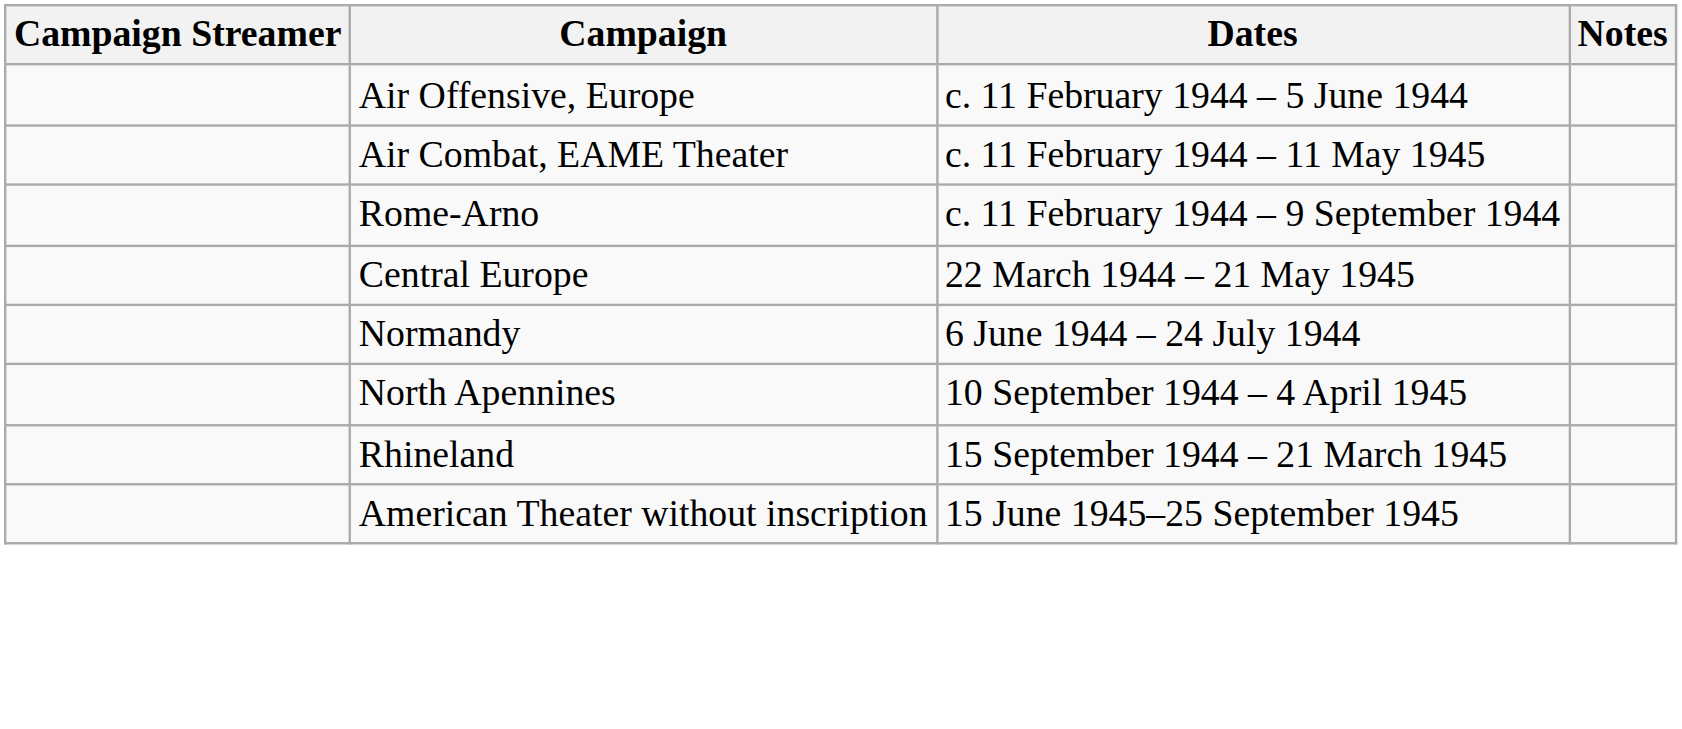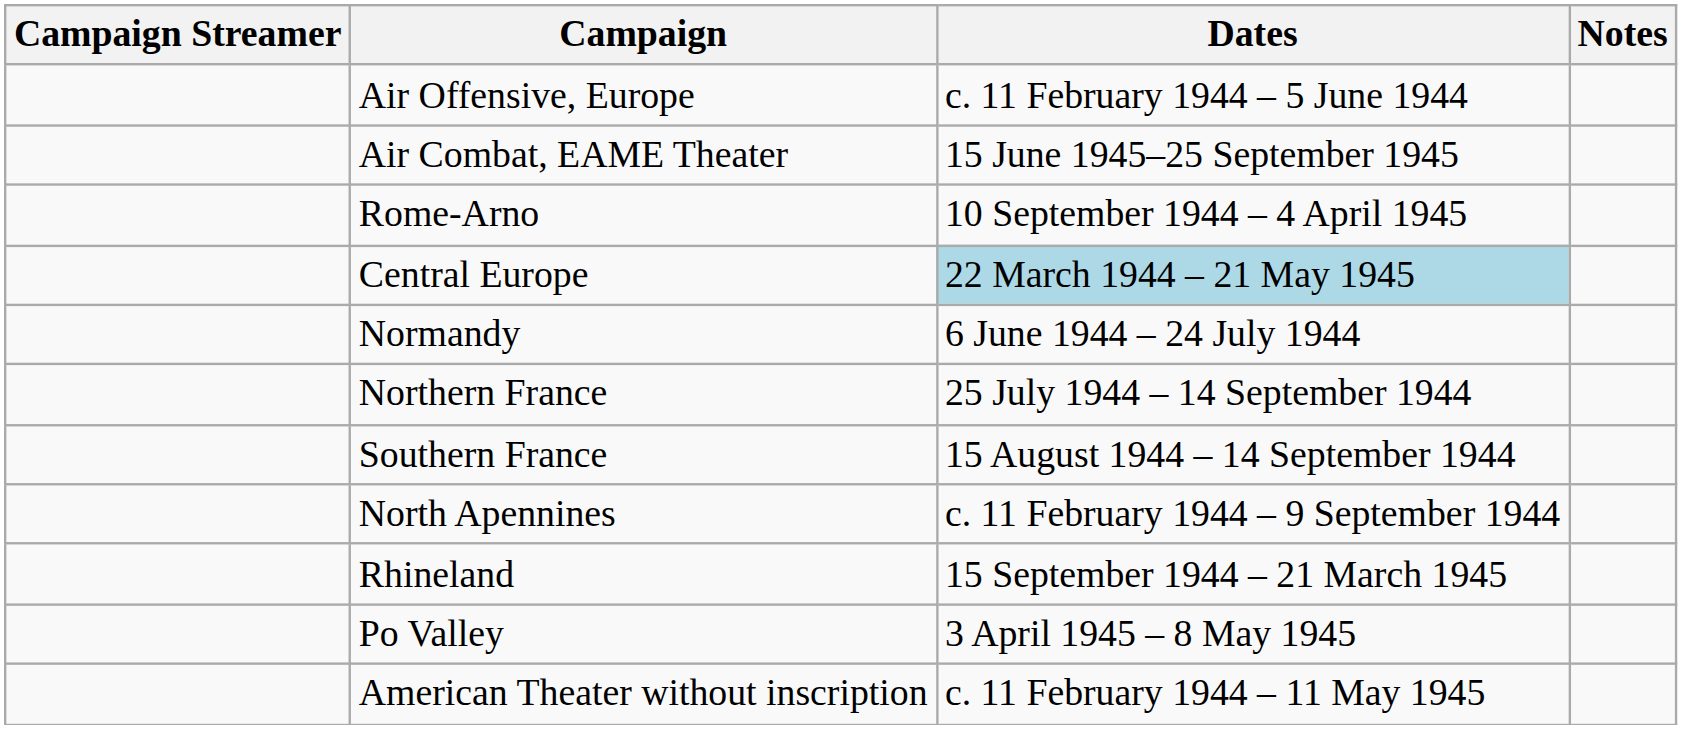(1215, 154) c. 11 February 1944 – 11 May 1945 -> (1202, 154) 15 June 1945–25 September 1945
(1253, 214) c. 11 February 1944 – 9 September 1944 -> (1206, 214) 10 September 1944 – 4 April 1945
(1180, 273) no background -> (1180, 273) lightblue background
+ row: (483, 393)
+ row: (483, 453)
(1206, 393) 10 September 1944 – 4 April 1945 -> (1253, 513) c. 11 February 1944 – 9 September 1944
+ row: (431, 633)
(1202, 513) 15 June 1945–25 September 1945 -> (1215, 693) c. 11 February 1944 – 11 May 1945
